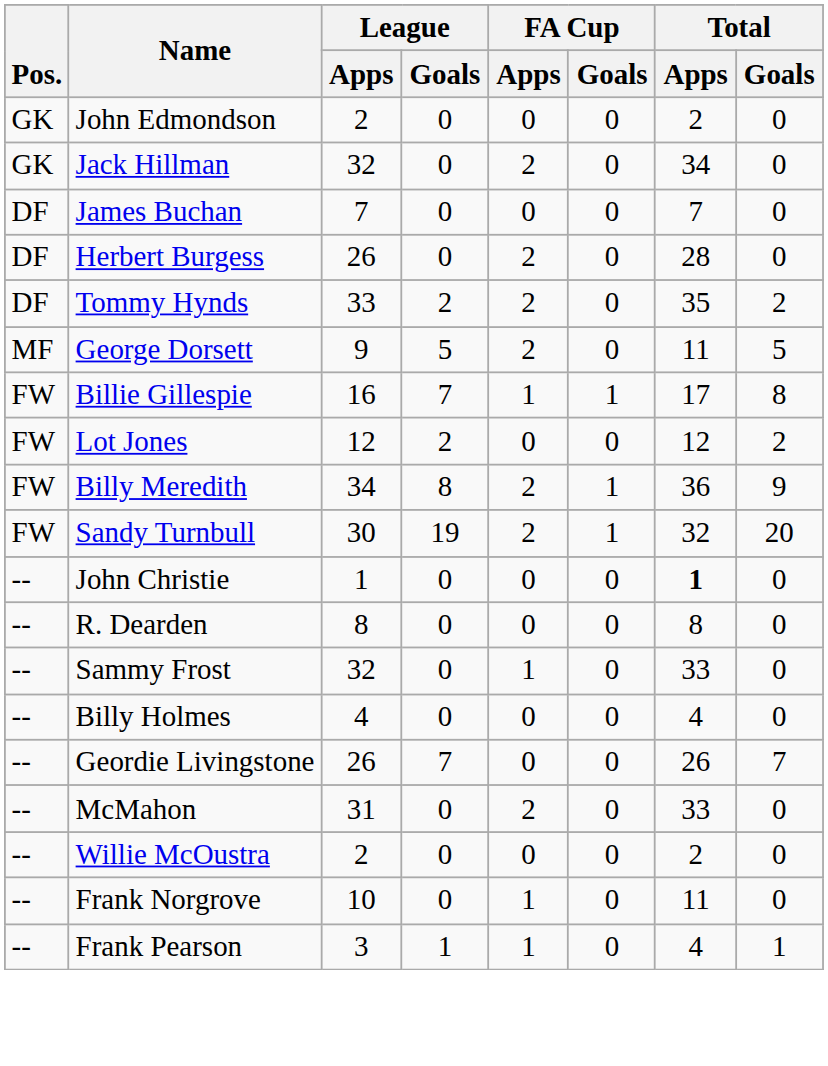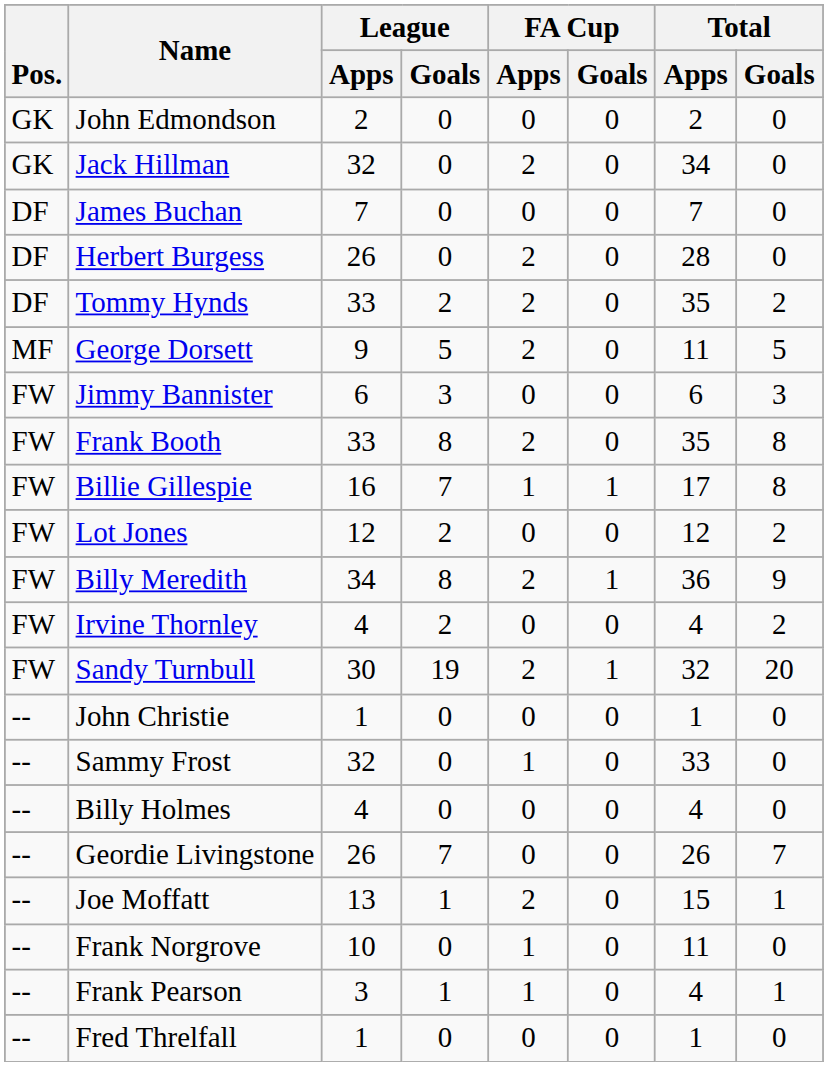+ row: (174, 394)
+ row: (148, 440)
+ row: (167, 624)
(696, 578) bold -> (696, 716) normal
- row: (142, 624)
- row: (136, 808)
- row: (173, 854)
+ row: (143, 900)
+ row: (156, 1037)
